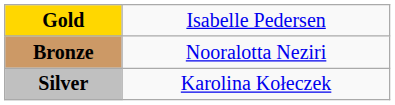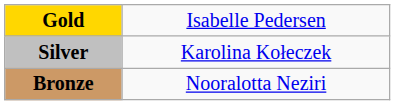rows swapped: (63, 83) <-> (63, 52)
